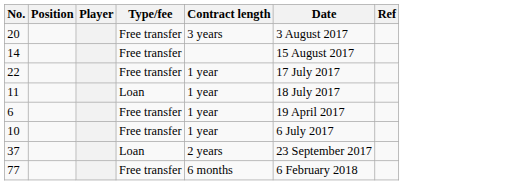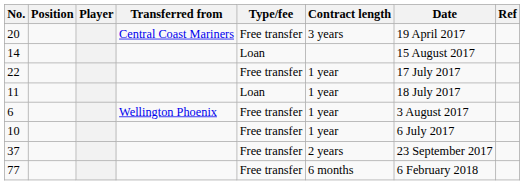+ column: (177, 14)
(312, 33) 3 August 2017 -> (431, 33) 19 April 2017
(150, 53) Free transfer -> (252, 53) Loan
(310, 111) 19 April 2017 -> (433, 111) 3 August 2017
(132, 151) Loan -> (271, 151) Free transfer
